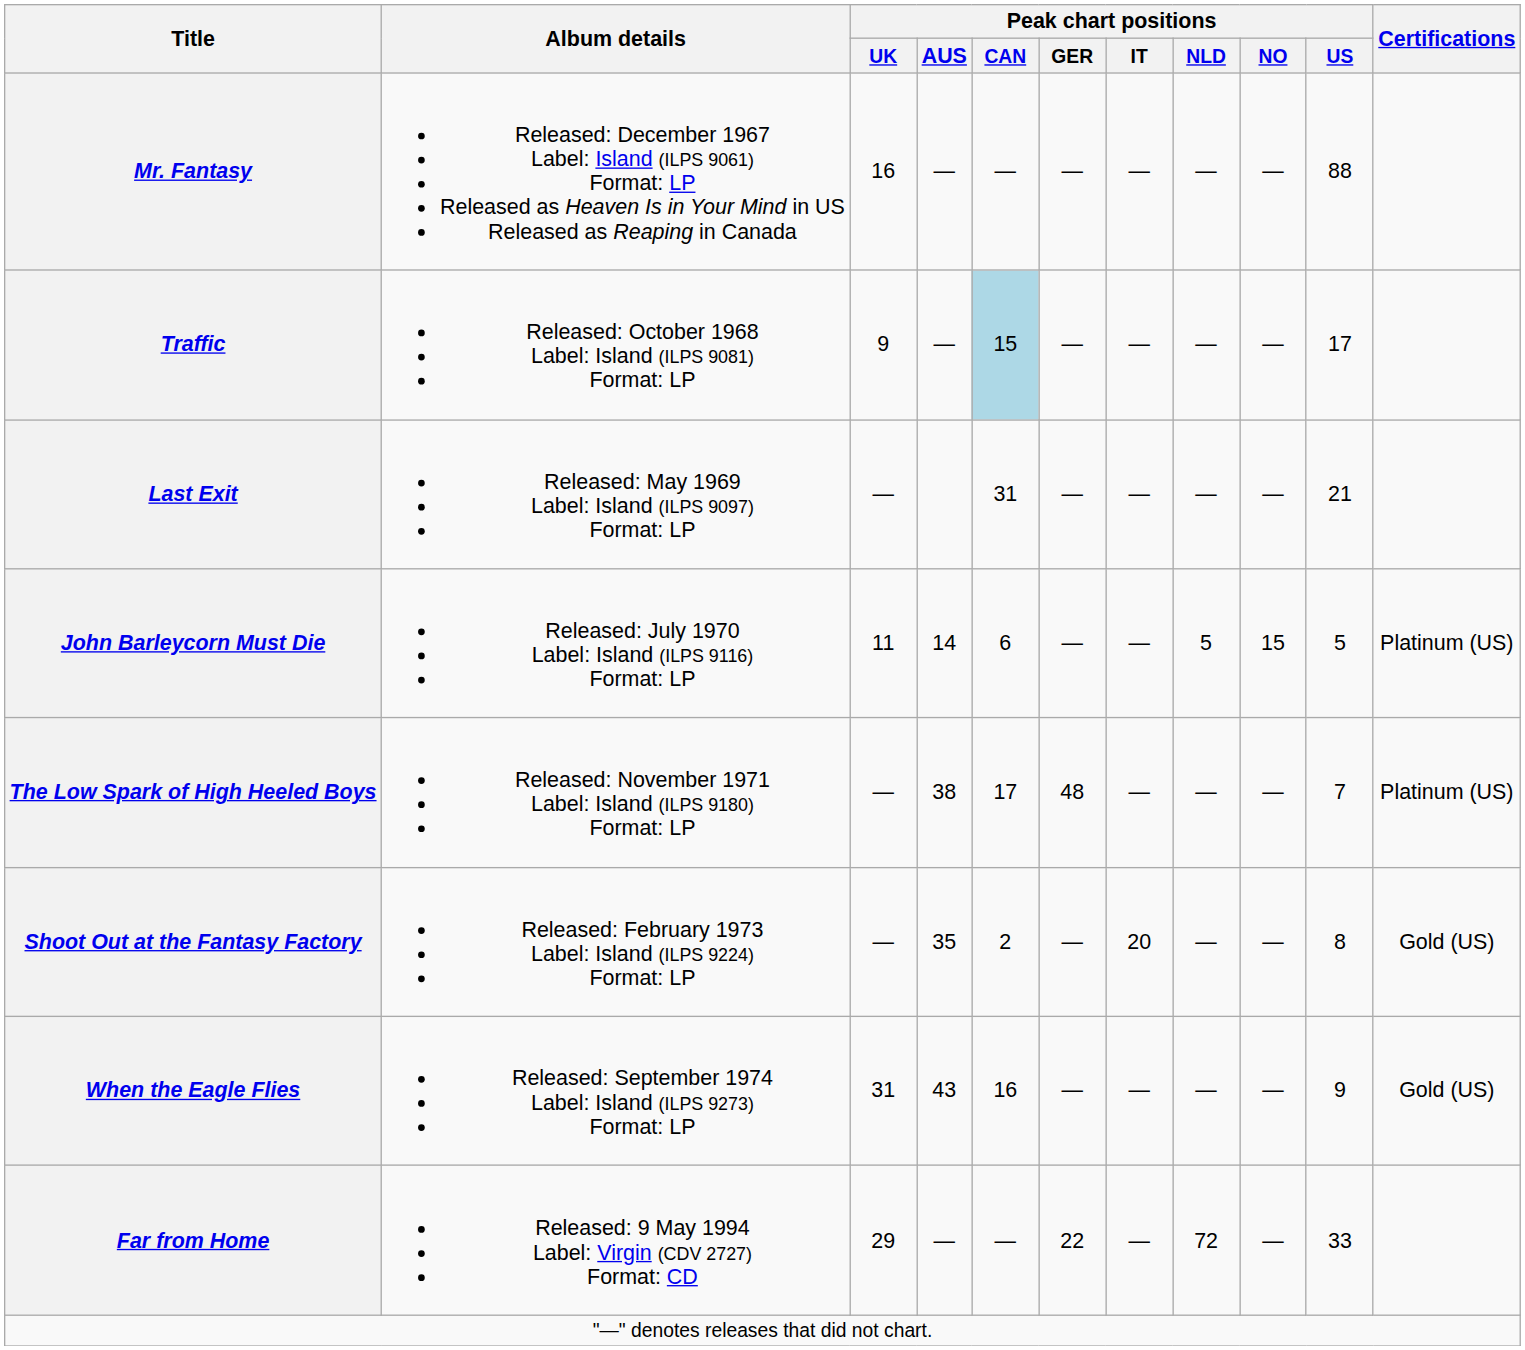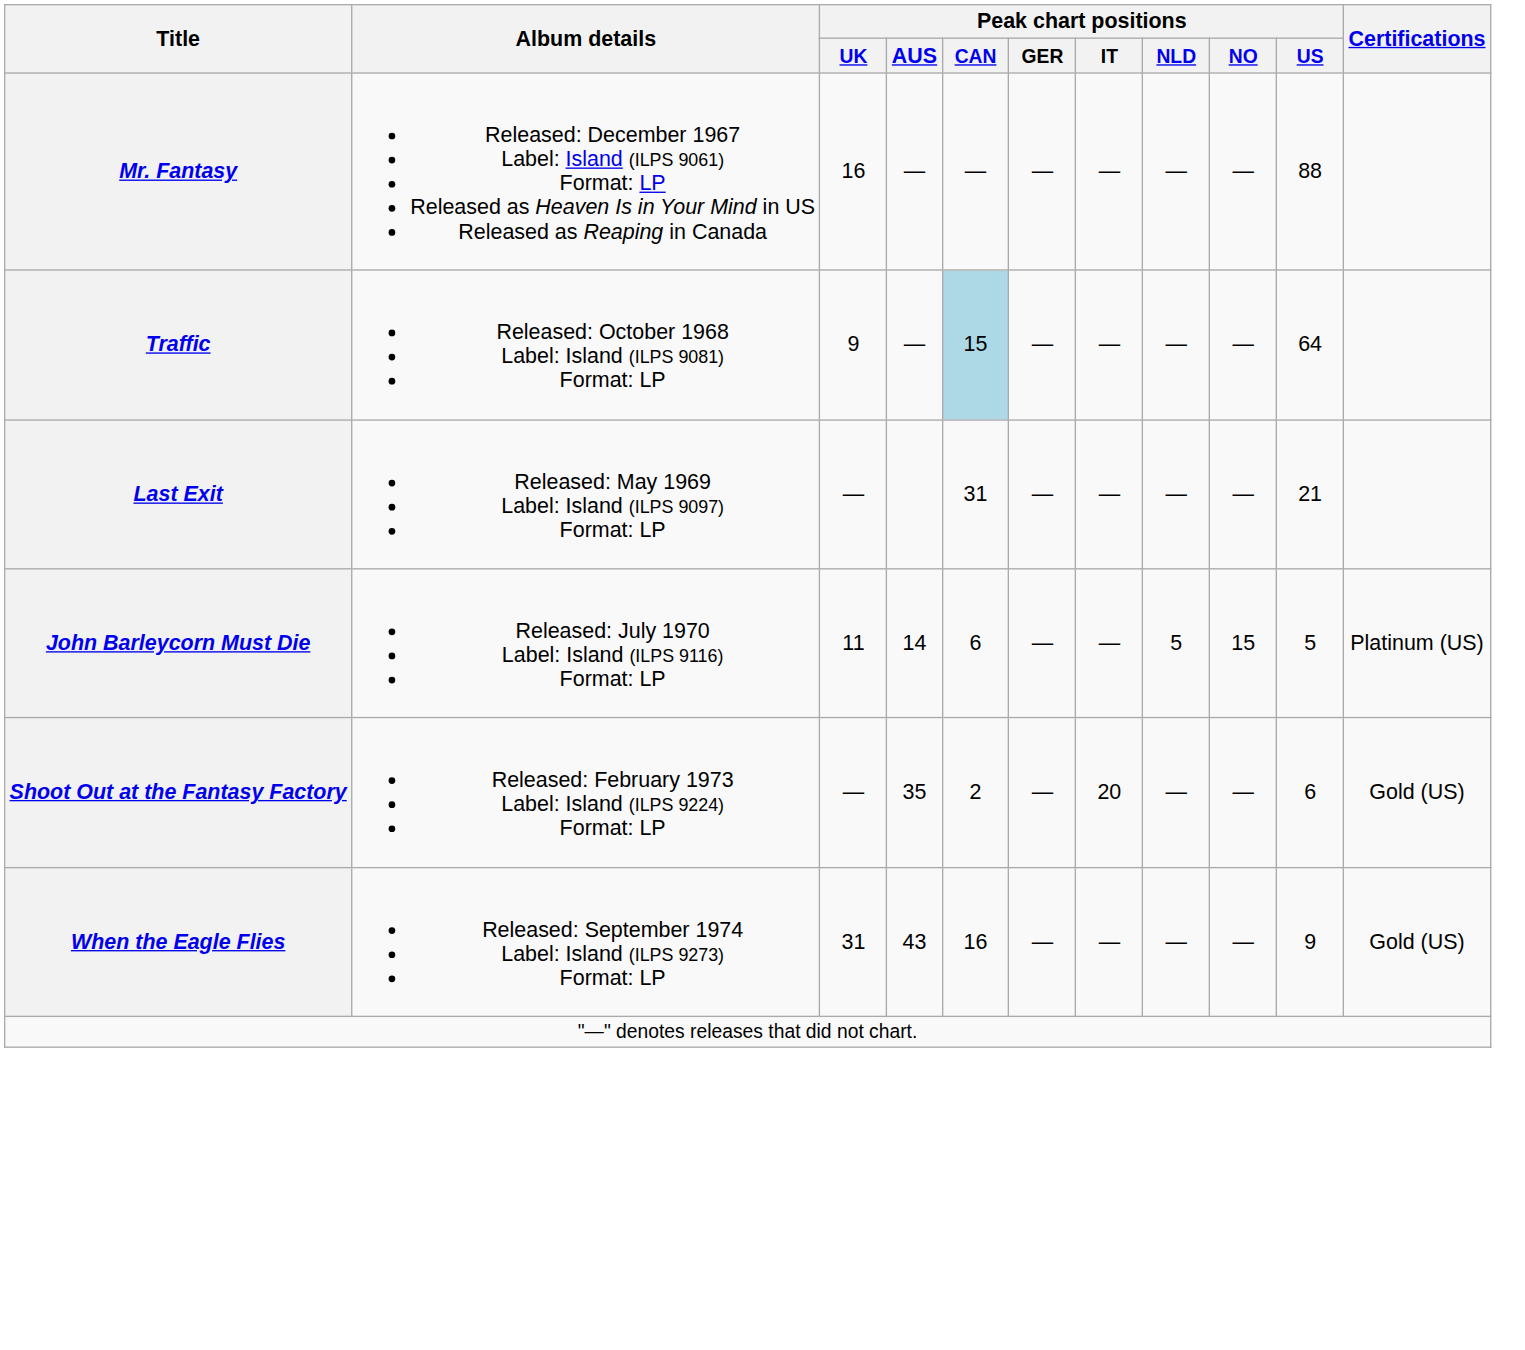(1340, 344) 17 -> (1310, 344) 64
- row: (193, 792)
(1340, 941) 8 -> (1310, 792) 6
- row: (193, 1240)
